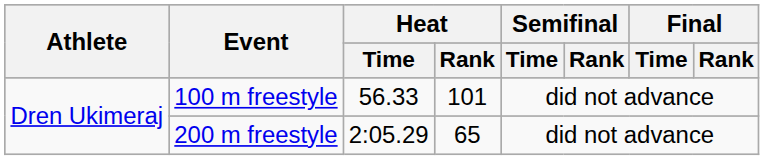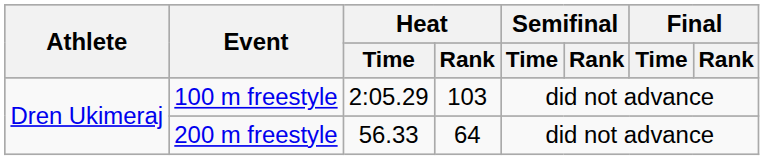(389, 98) 56.33 -> (389, 98) 2:05.29
(467, 98) 101 -> (467, 98) 103
(389, 135) 2:05.29 -> (389, 135) 56.33
(467, 135) 65 -> (467, 135) 64
